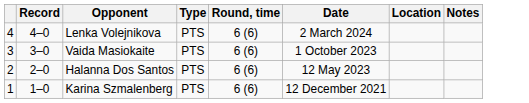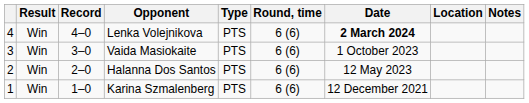+ column: (37, 13)
(336, 32) normal -> (378, 32) bold
